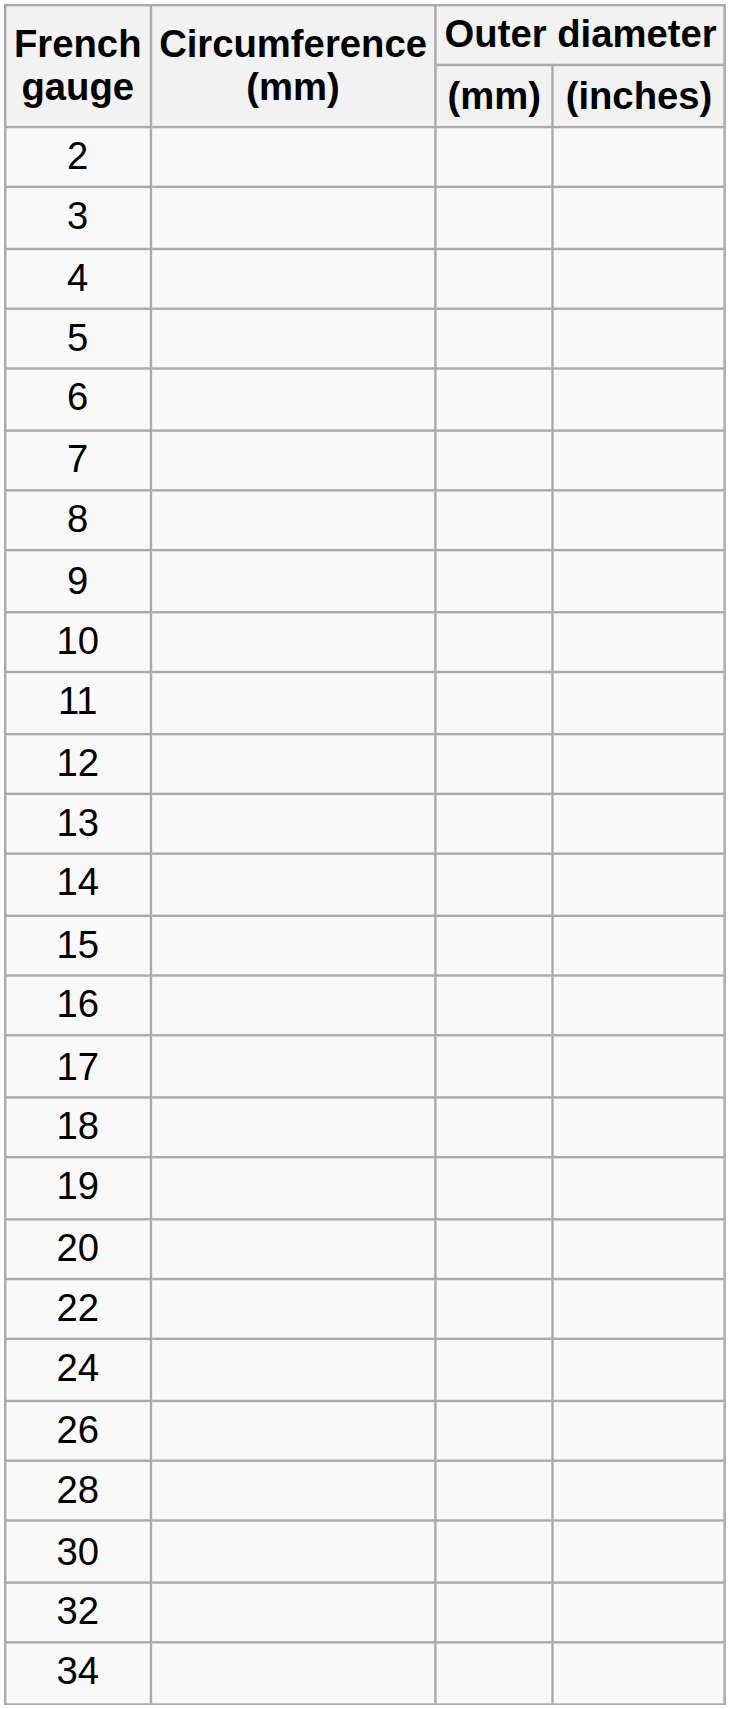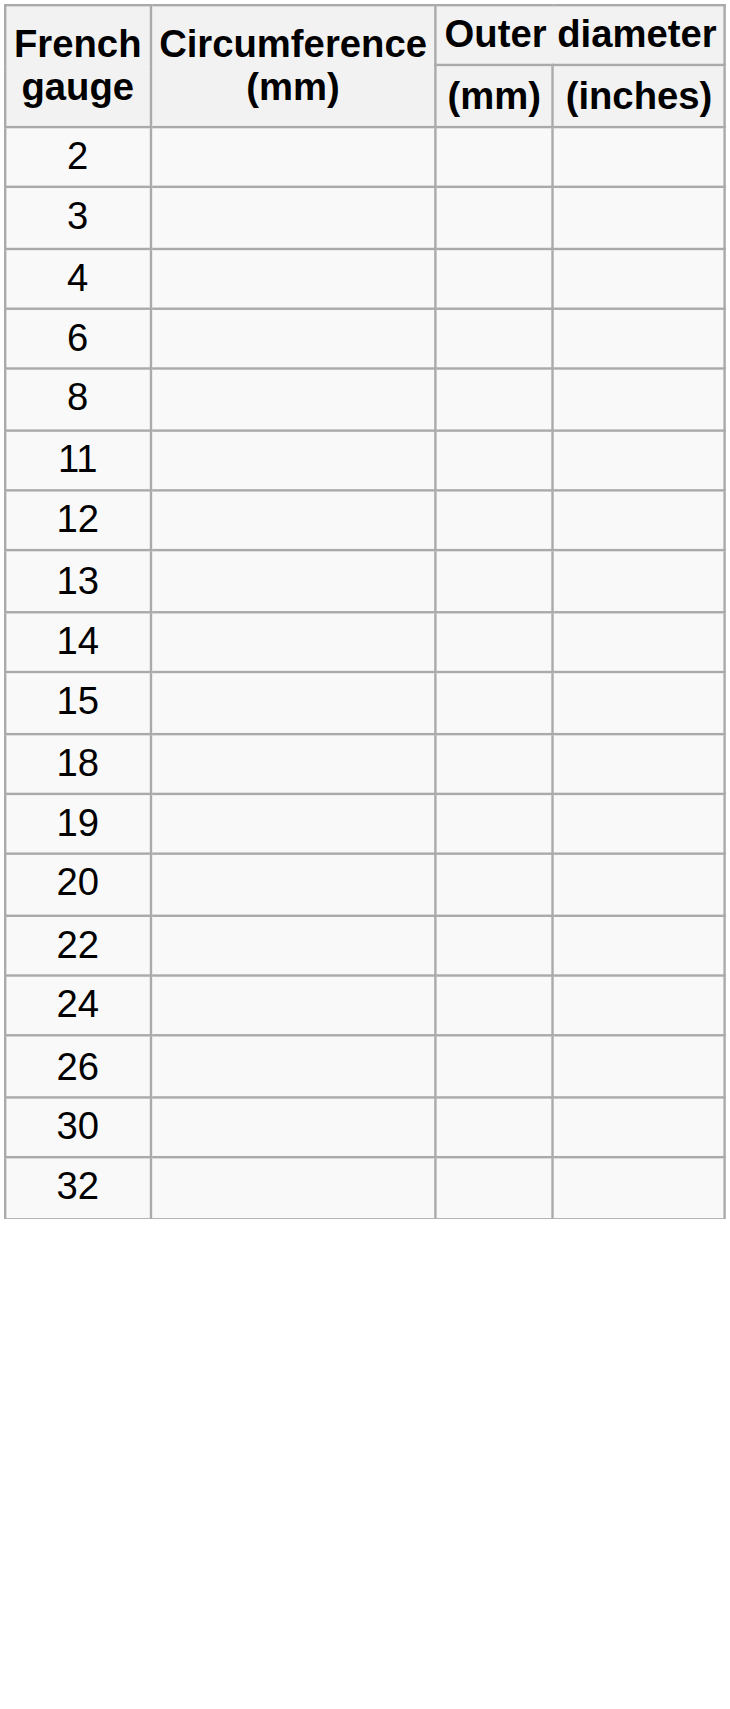- row: (78, 338)
- row: (78, 459)
- row: (78, 580)
- row: (78, 641)
- row: (78, 1005)
- row: (78, 1065)
- row: (78, 1490)
- row: (78, 1672)
